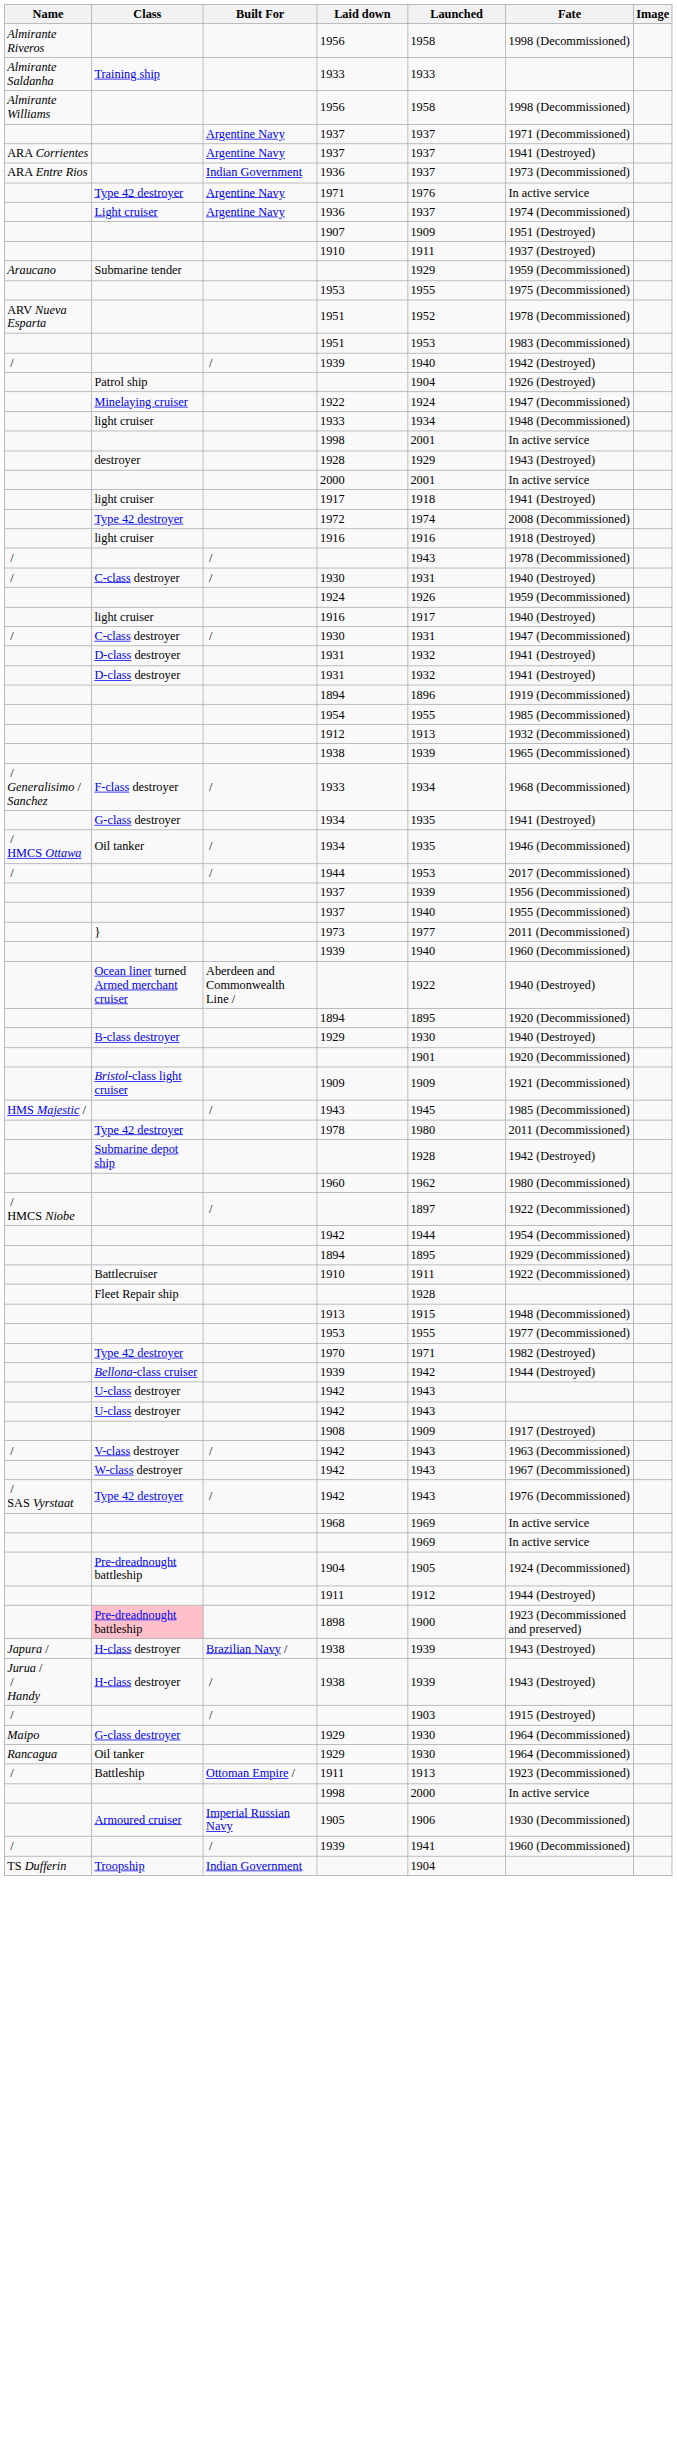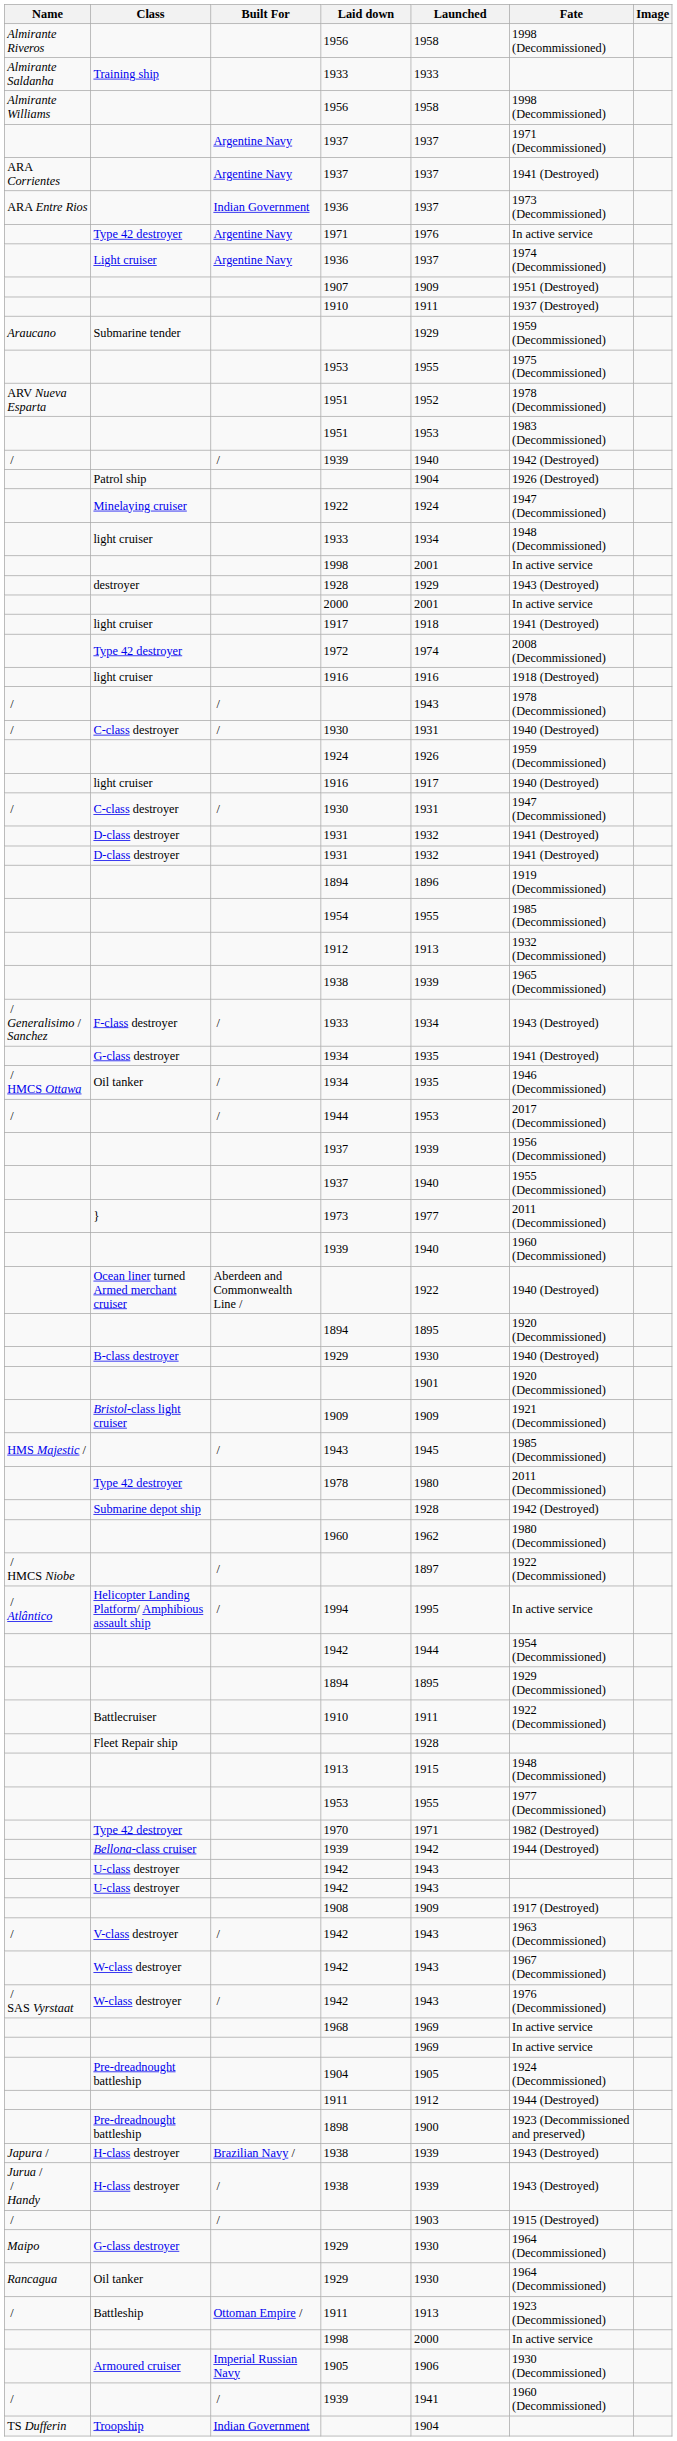(569, 786) 1968 (Decommissioned) -> (555, 1022) 1943 (Destroyed)
+ row: (30, 1609)
(139, 1496) Type 42 destroyer -> (137, 2001) W-class destroyer
(135, 1622) pink background -> (134, 2126) no background
